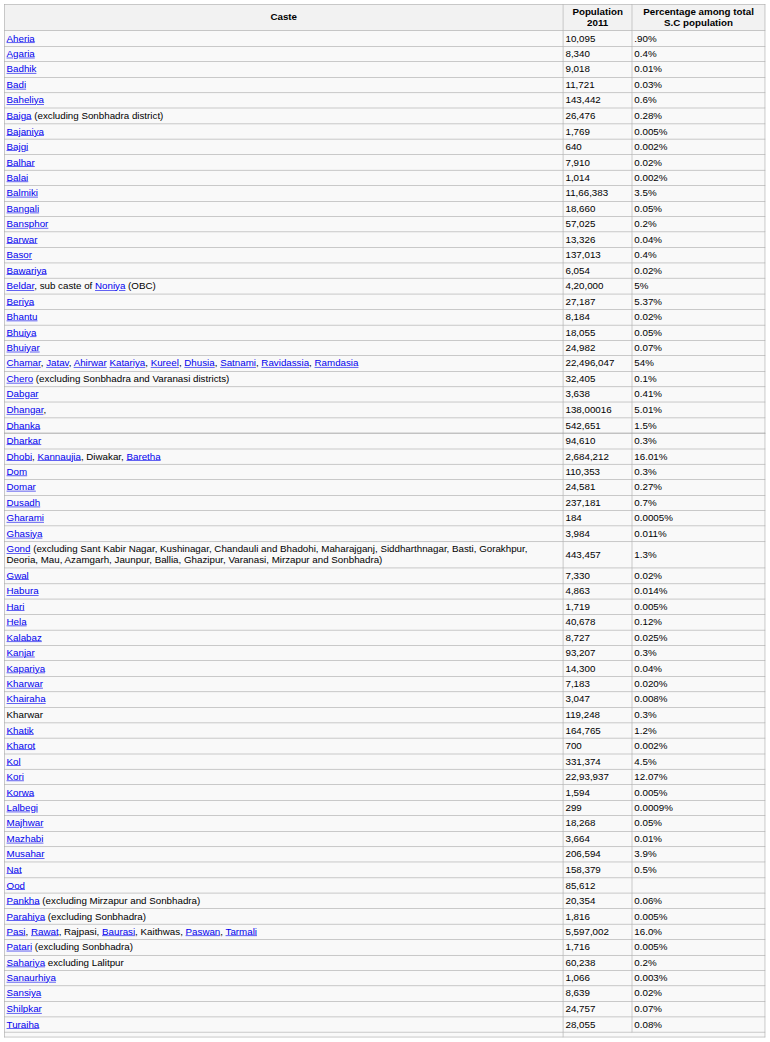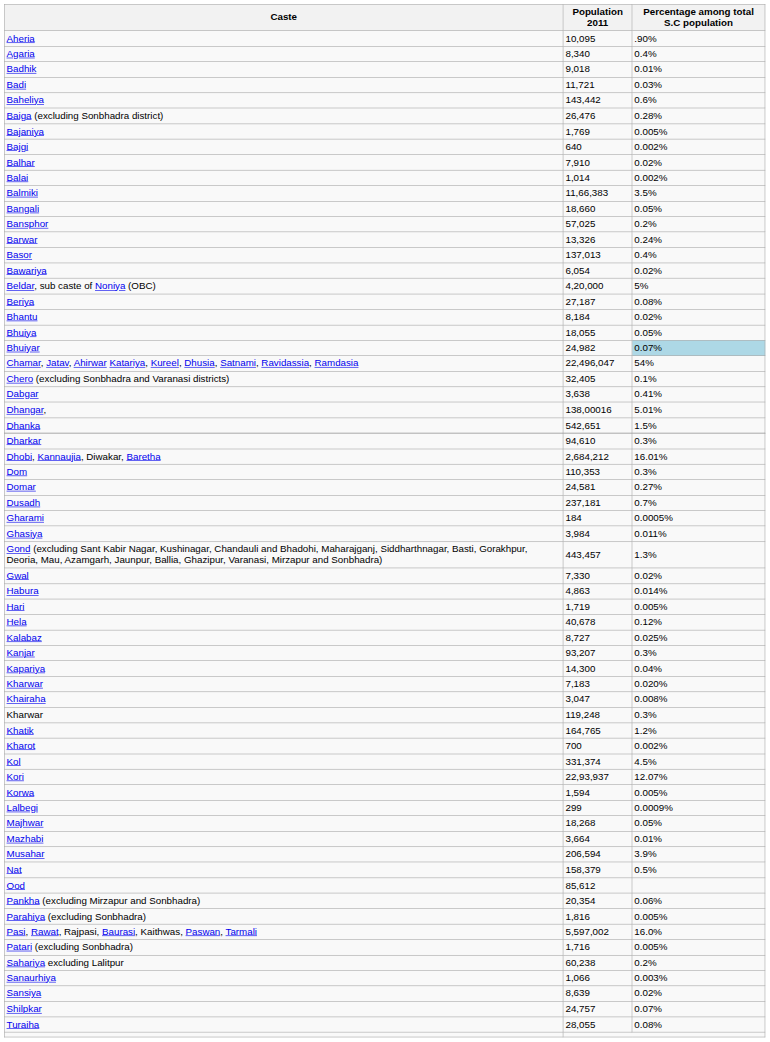(648, 239) 0.04% -> (648, 239) 0.24%
(648, 301) 5.37% -> (648, 301) 0.08%
(648, 348) no background -> (648, 348) lightblue background
